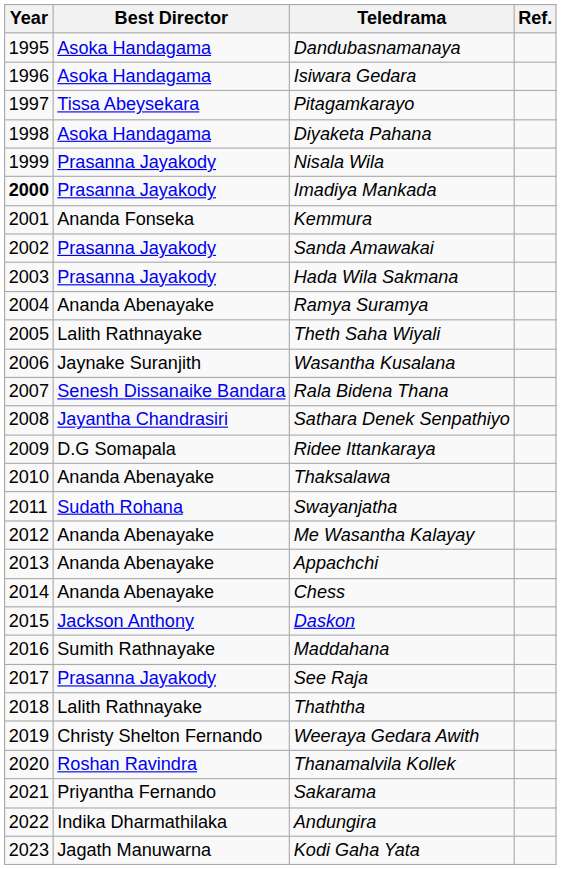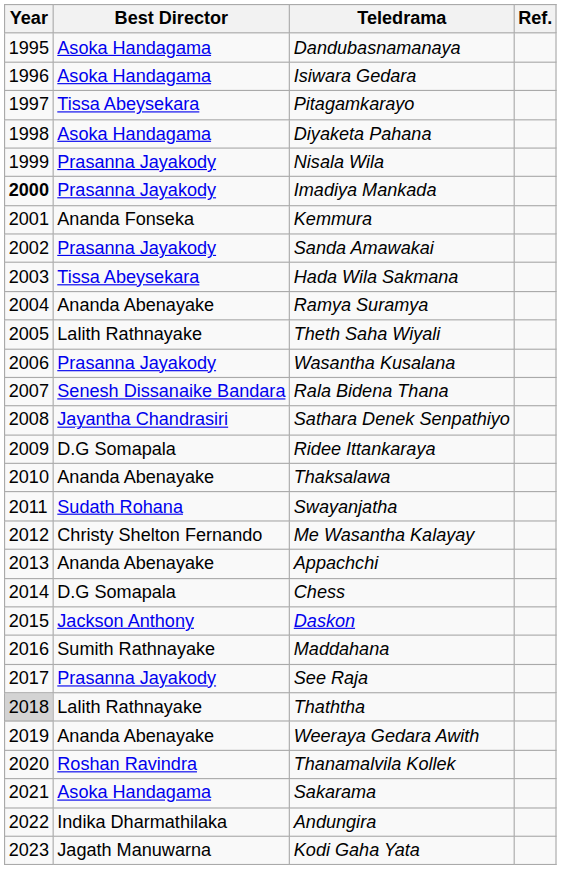(137, 276) Prasanna Jayakody -> (128, 276) Tissa Abeysekara
(129, 362) Jaynake Suranjith -> (137, 362) Prasanna Jayakody
(136, 534) Ananda Abenayake -> (160, 534) Christy Shelton Fernando
(136, 592) Ananda Abenayake -> (117, 592) D.G Somapala
(29, 707) no background -> (29, 707) lightgrey background
(160, 735) Christy Shelton Fernando -> (136, 735) Ananda Abenayake
(137, 793) Priyantha Fernando -> (134, 793) Asoka Handagama
